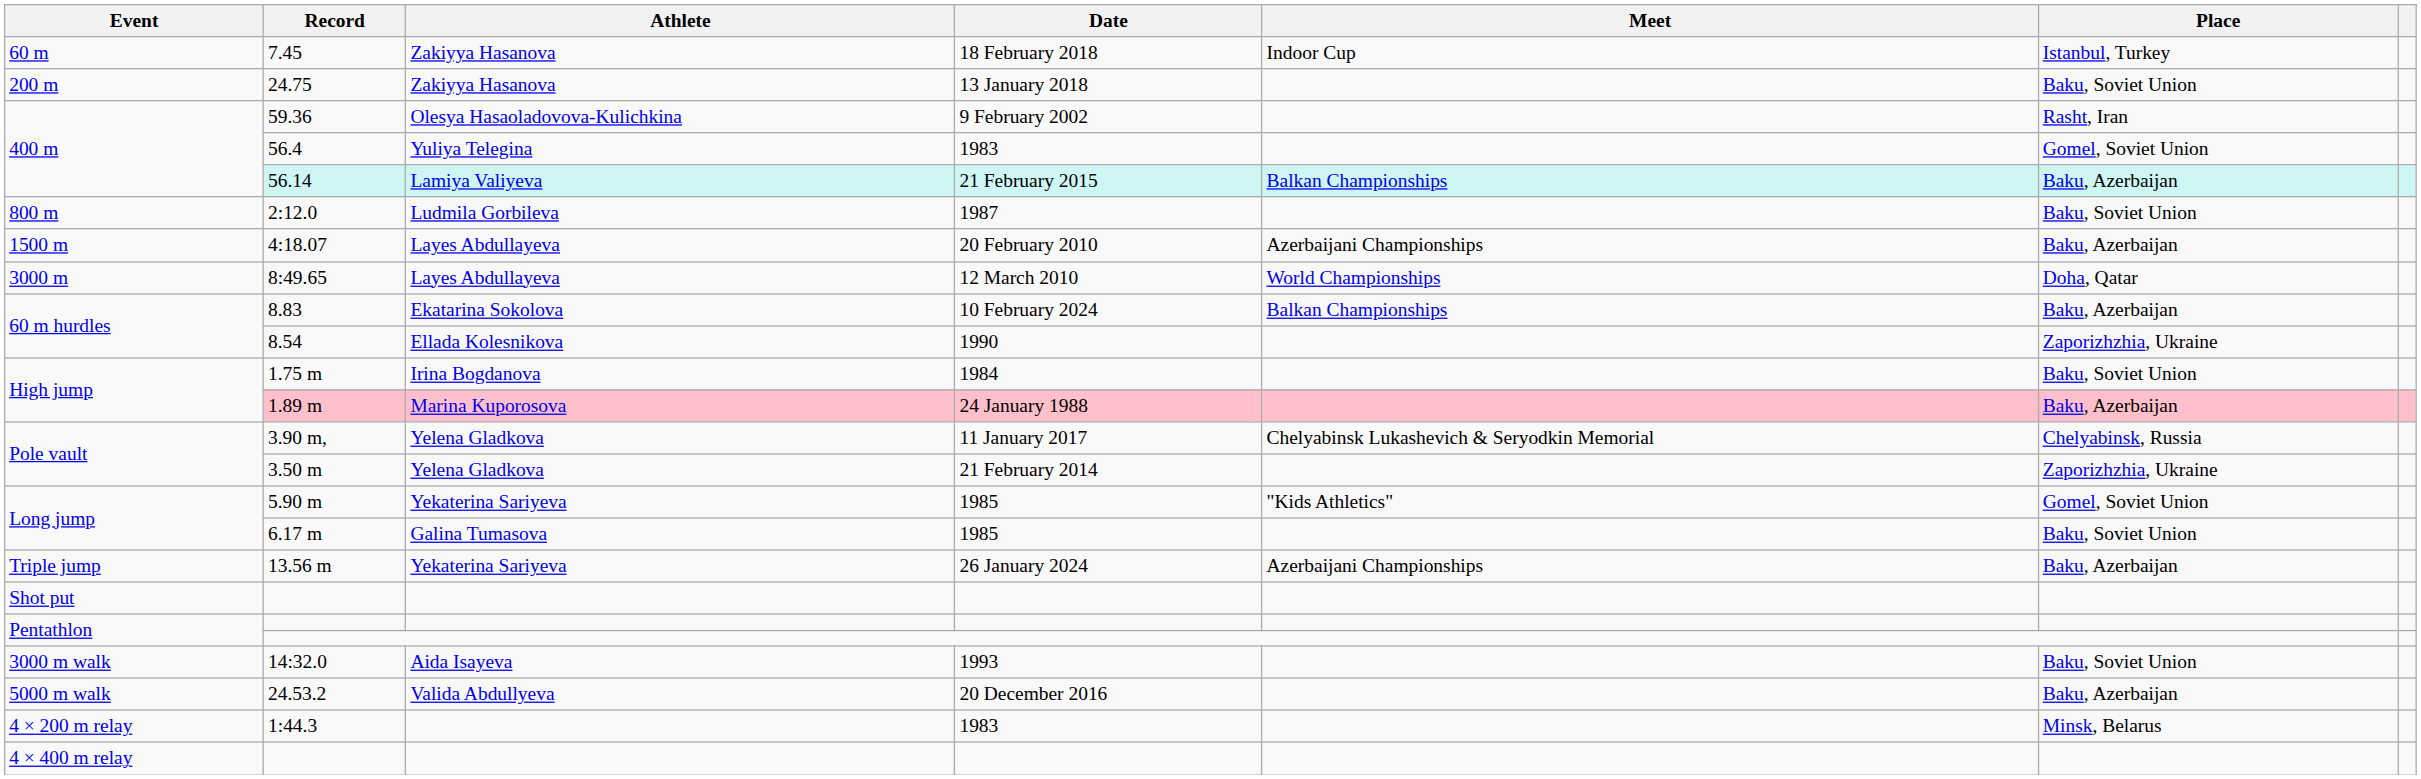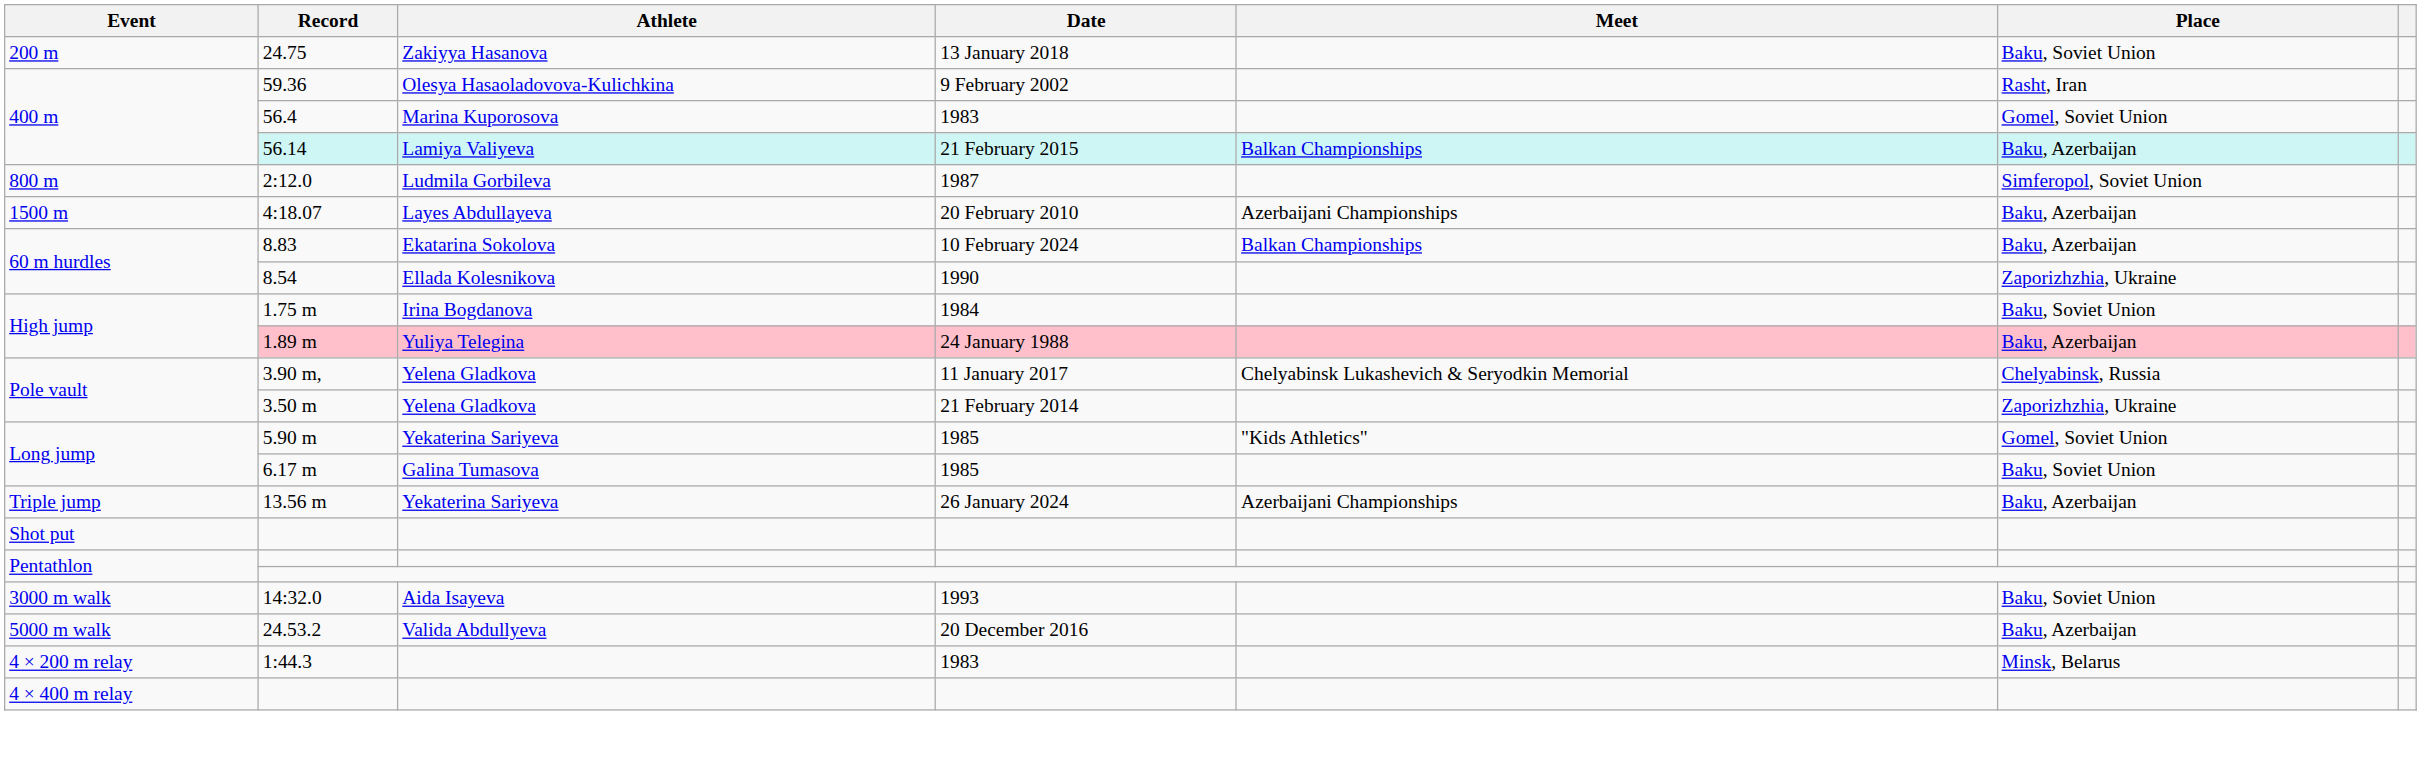- row: (29, 52)
(471, 149) Yuliya Telegina -> (480, 116) Marina Kuporosova
(2120, 213) Baku, Soviet Union -> (2102, 181) Simferopol, Soviet Union
- row: (39, 277)
(488, 405) Marina Kuporosova -> (463, 341) Yuliya Telegina
